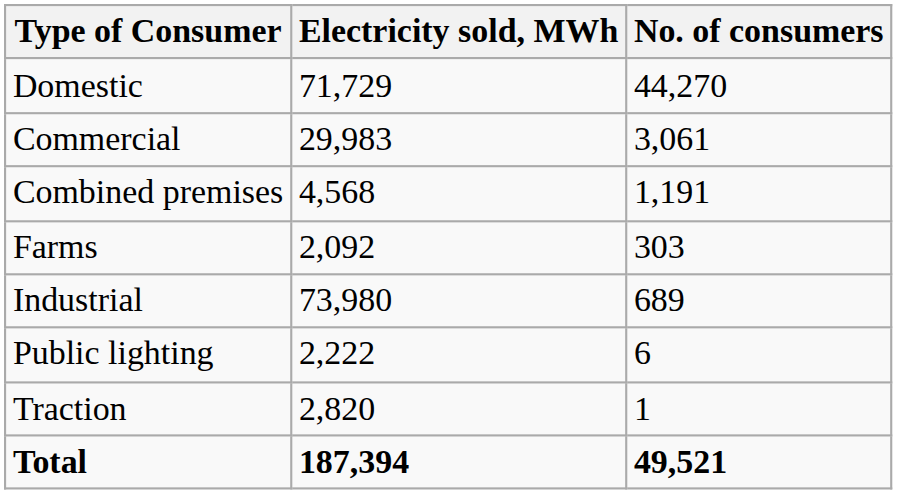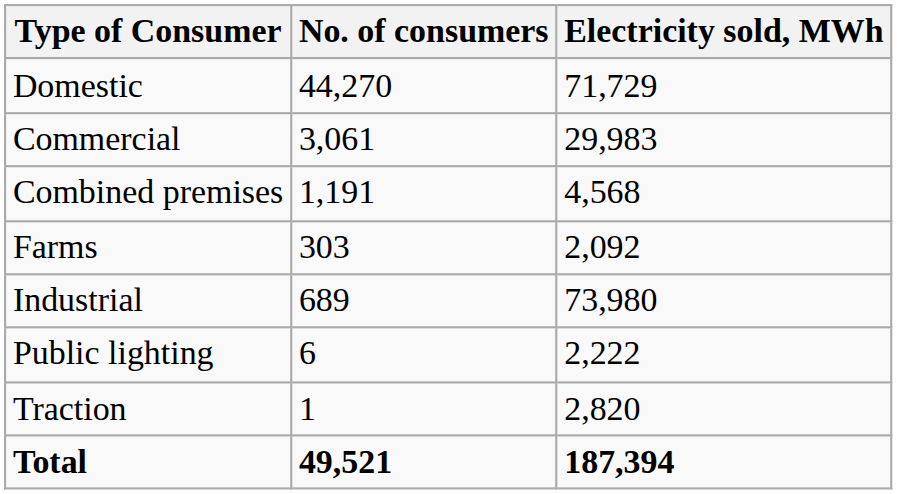columns swapped: (759, 31) <-> (459, 31)
